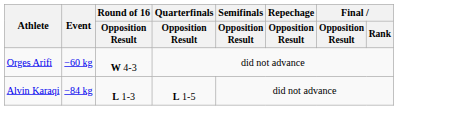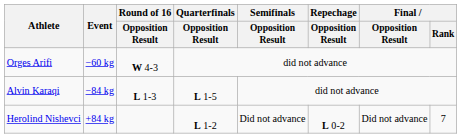+ row: (44, 119)
